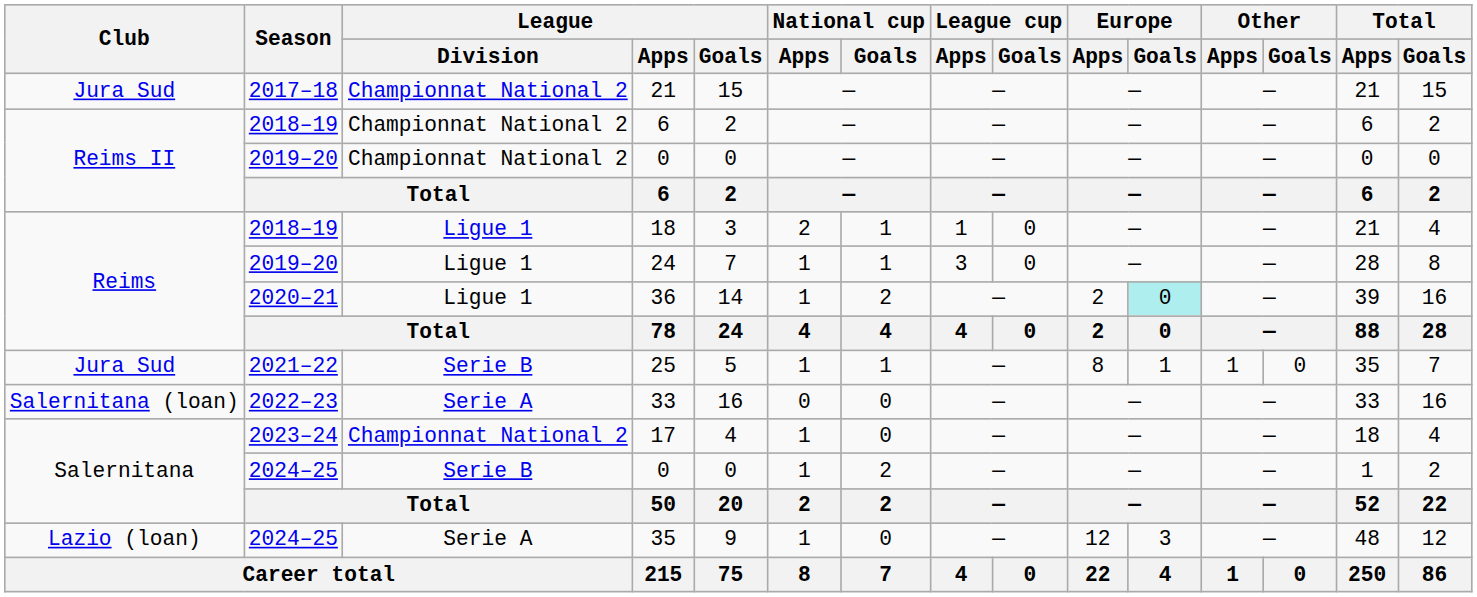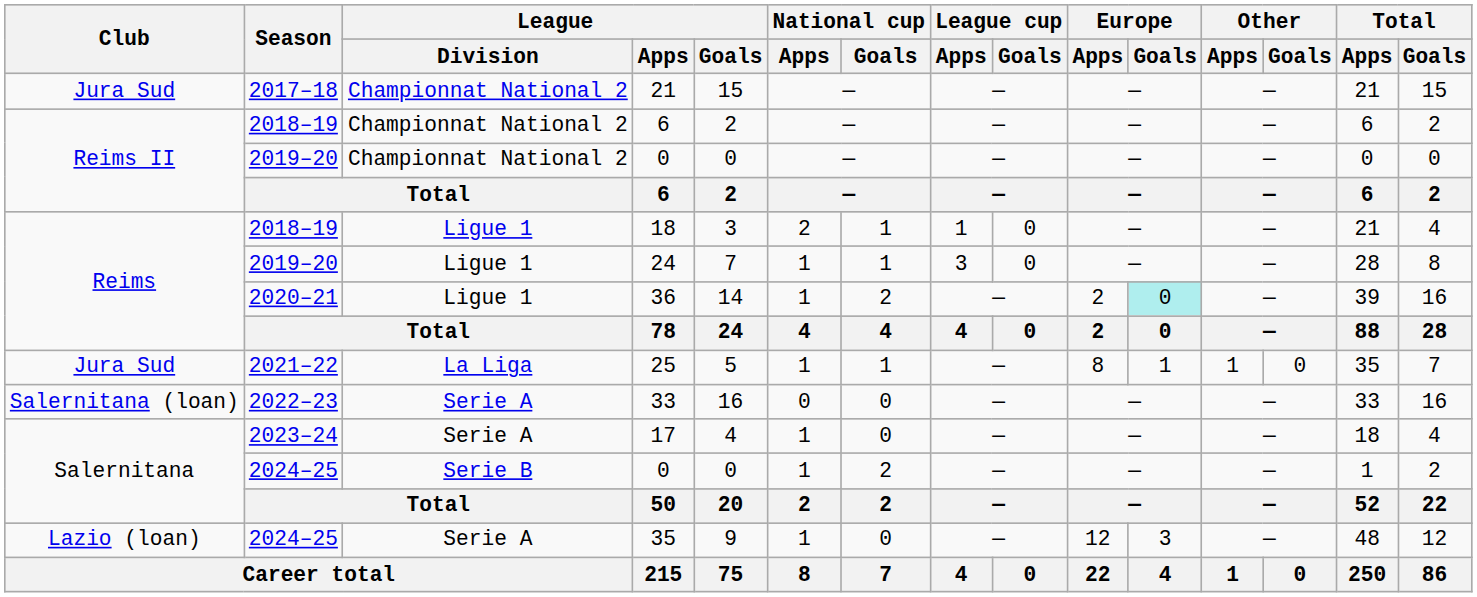(488, 367) Serie B -> (488, 367) La Liga
(488, 437) Championnat National 2 -> (488, 437) Serie A
